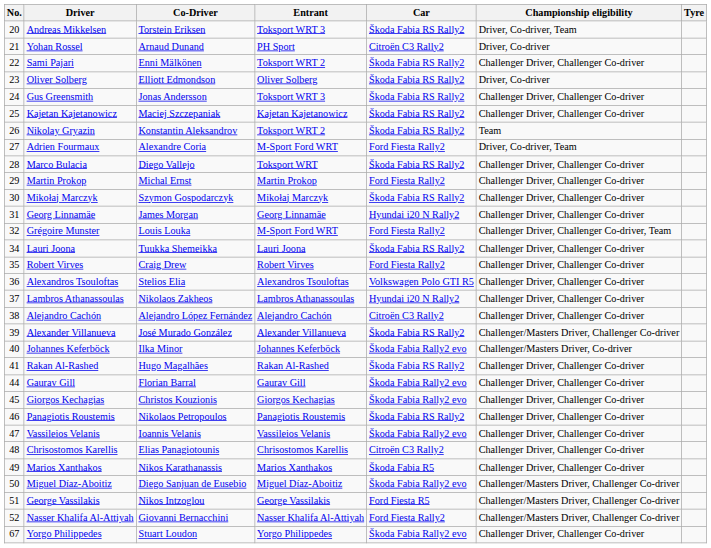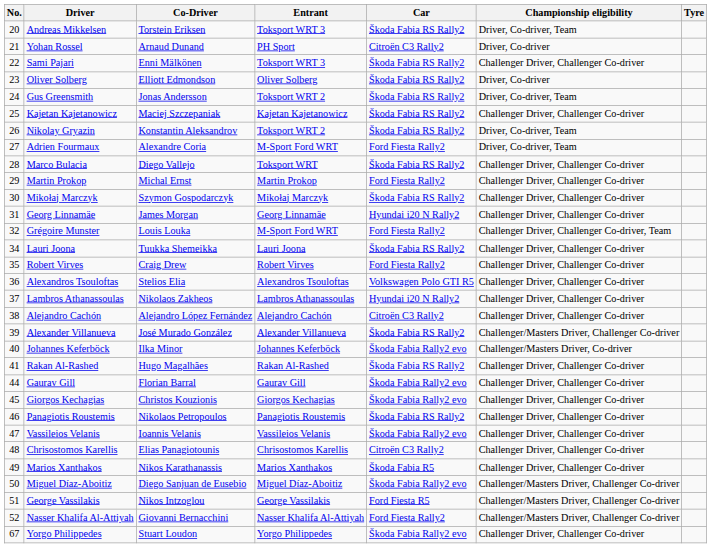(291, 62) Toksport WRT 2 -> (291, 62) Toksport WRT 3
(291, 96) Toksport WRT 3 -> (291, 96) Toksport WRT 2
(561, 96) Challenger Driver, Challenger Co-driver -> (528, 96) Driver, Co-driver, Team
(490, 130) Team -> (528, 130) Driver, Co-driver, Team
